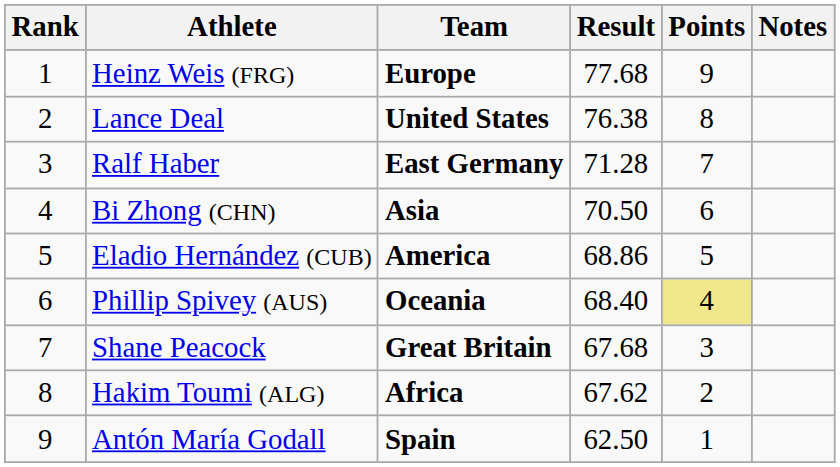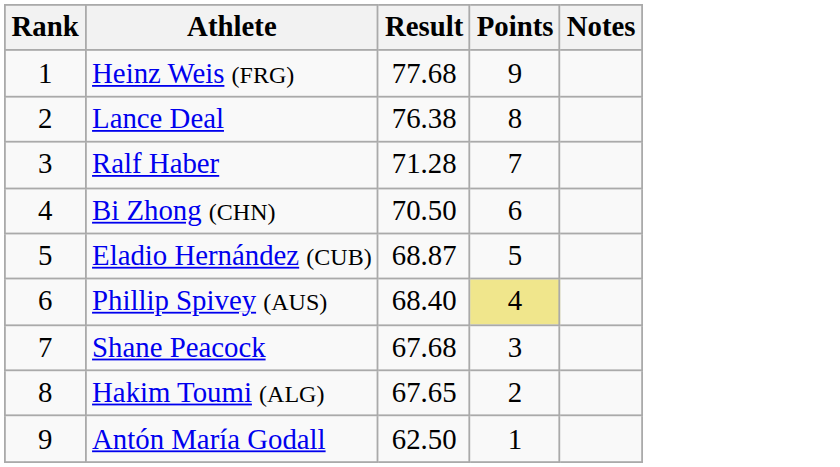- column: (474, 27)
(616, 255) 68.86 -> (424, 255) 68.87
(616, 392) 67.62 -> (424, 392) 67.65
